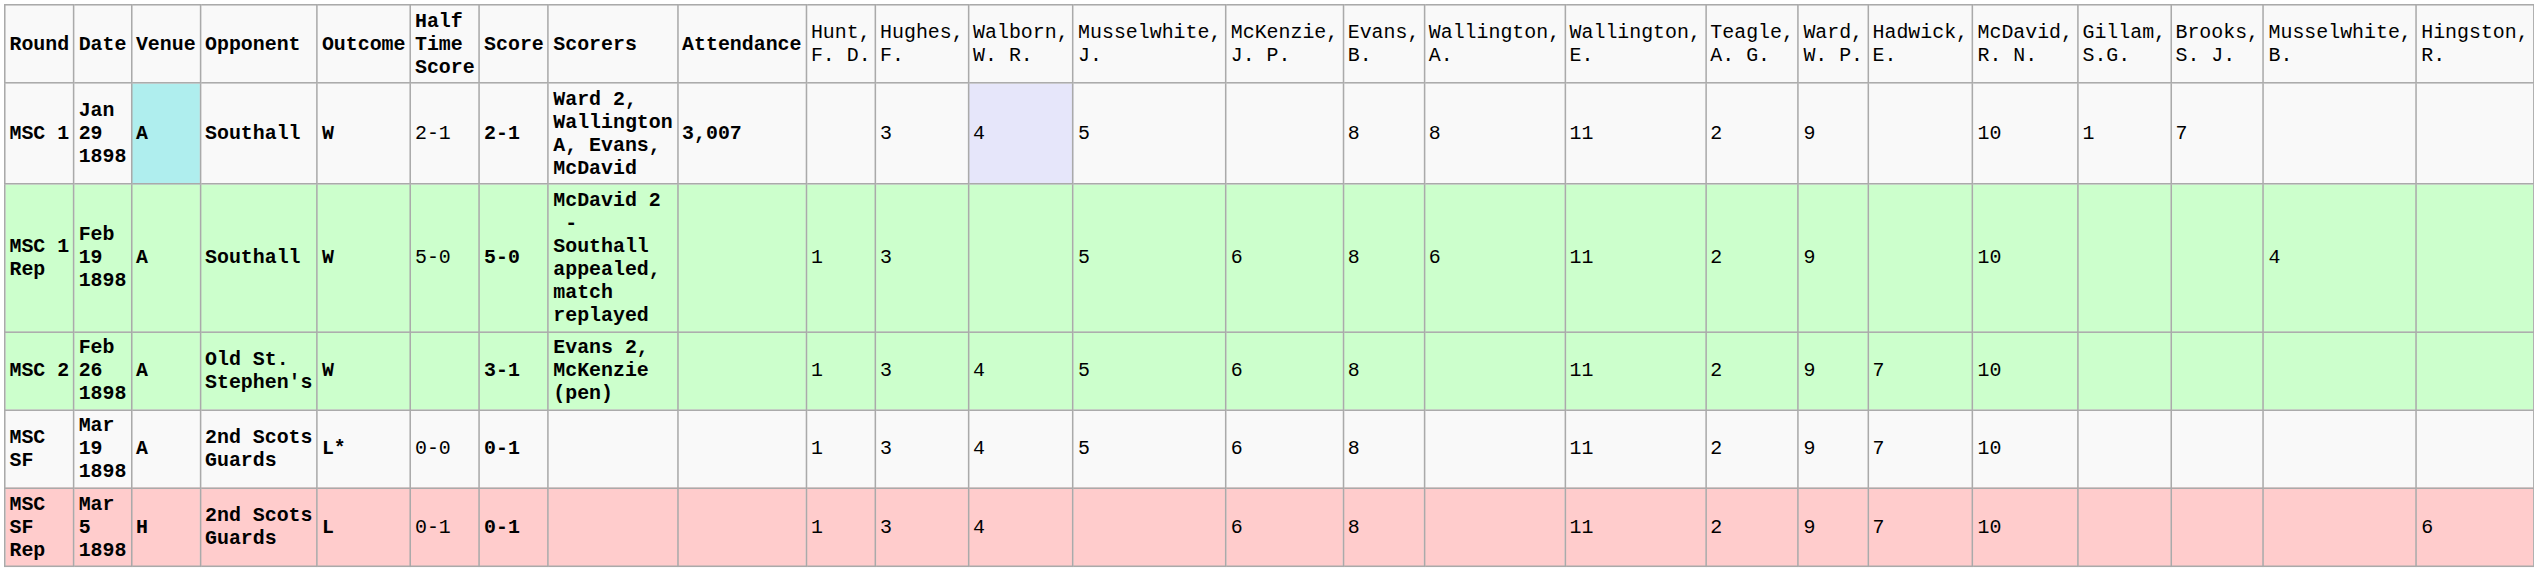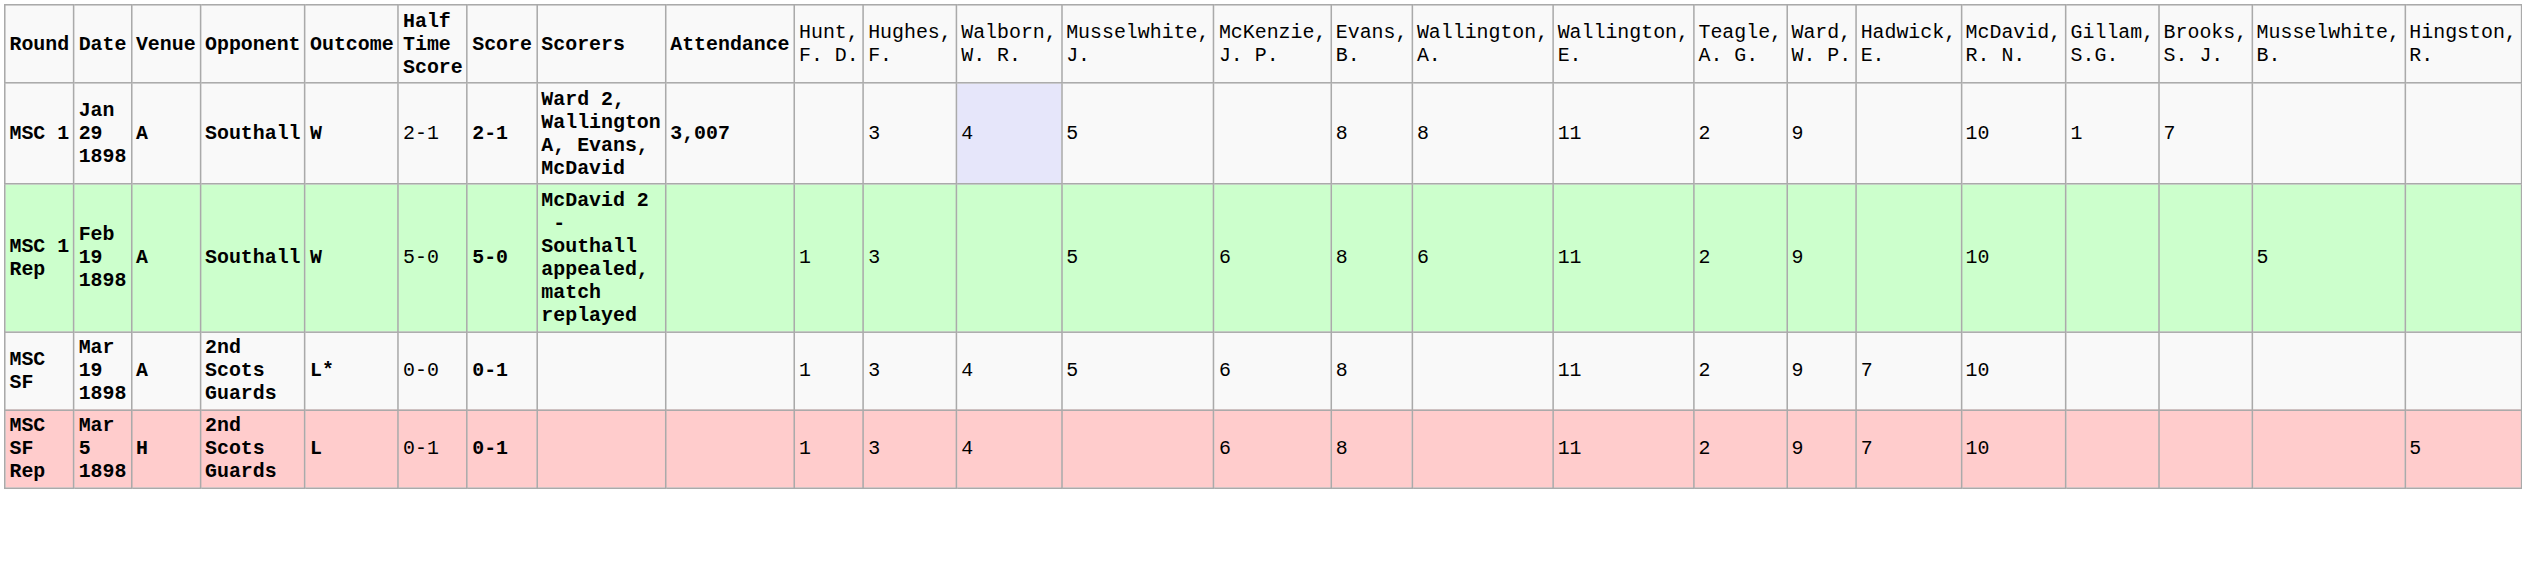(142, 134) paleturquoise background -> (142, 134) no background
(2274, 258) 4 -> (2263, 258) 5
- row: (39, 371)
(2427, 527) 6 -> (2415, 449) 5
